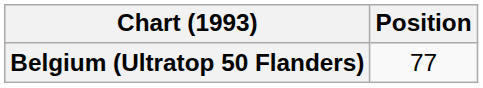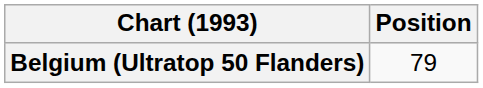(424, 62) 77 -> (424, 62) 79
